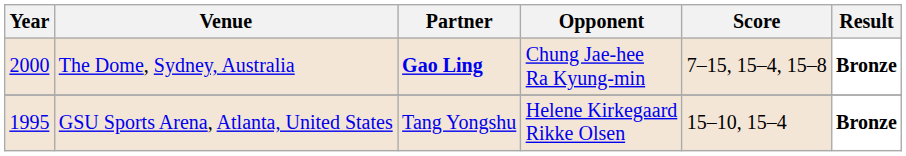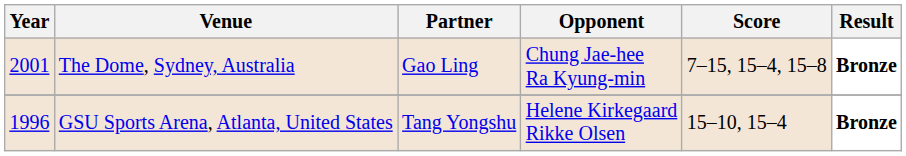(29, 66) 2000 -> (29, 66) 2001
(442, 66) bold -> (440, 66) normal
(29, 122) 1995 -> (29, 122) 1996
